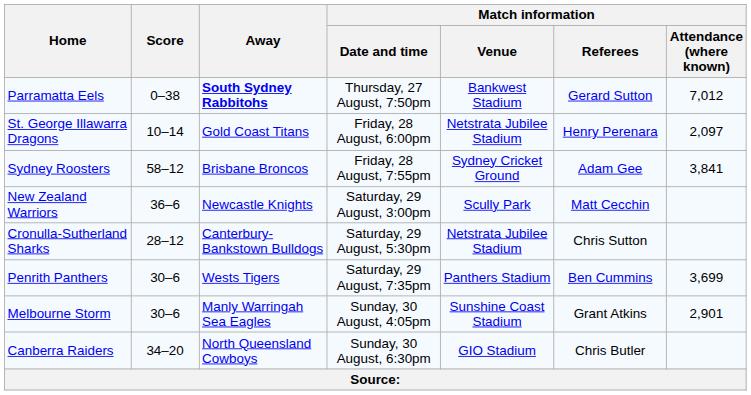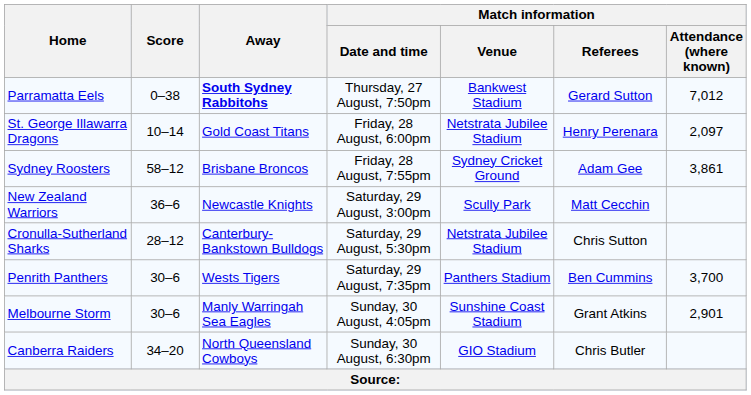(706, 168) 3,841 -> (706, 168) 3,861
(706, 277) 3,699 -> (706, 277) 3,700
